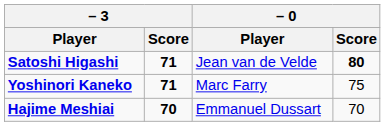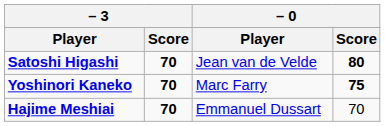(168, 62) 71 -> (168, 62) 70
(168, 86) 71 -> (168, 86) 70
(356, 86) normal -> (356, 86) bold
